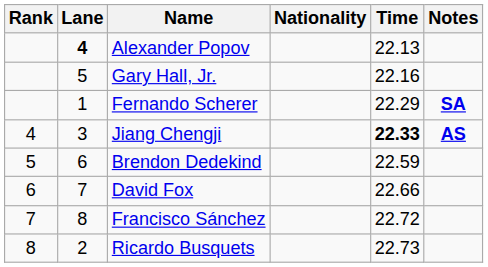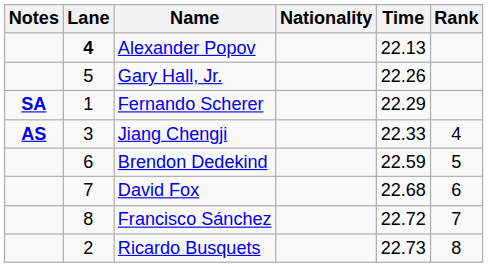columns swapped: (31, 18) <-> (453, 18)
(397, 76) 22.16 -> (403, 76) 22.26
(397, 133) bold -> (403, 133) normal
(397, 190) 22.66 -> (403, 190) 22.68
